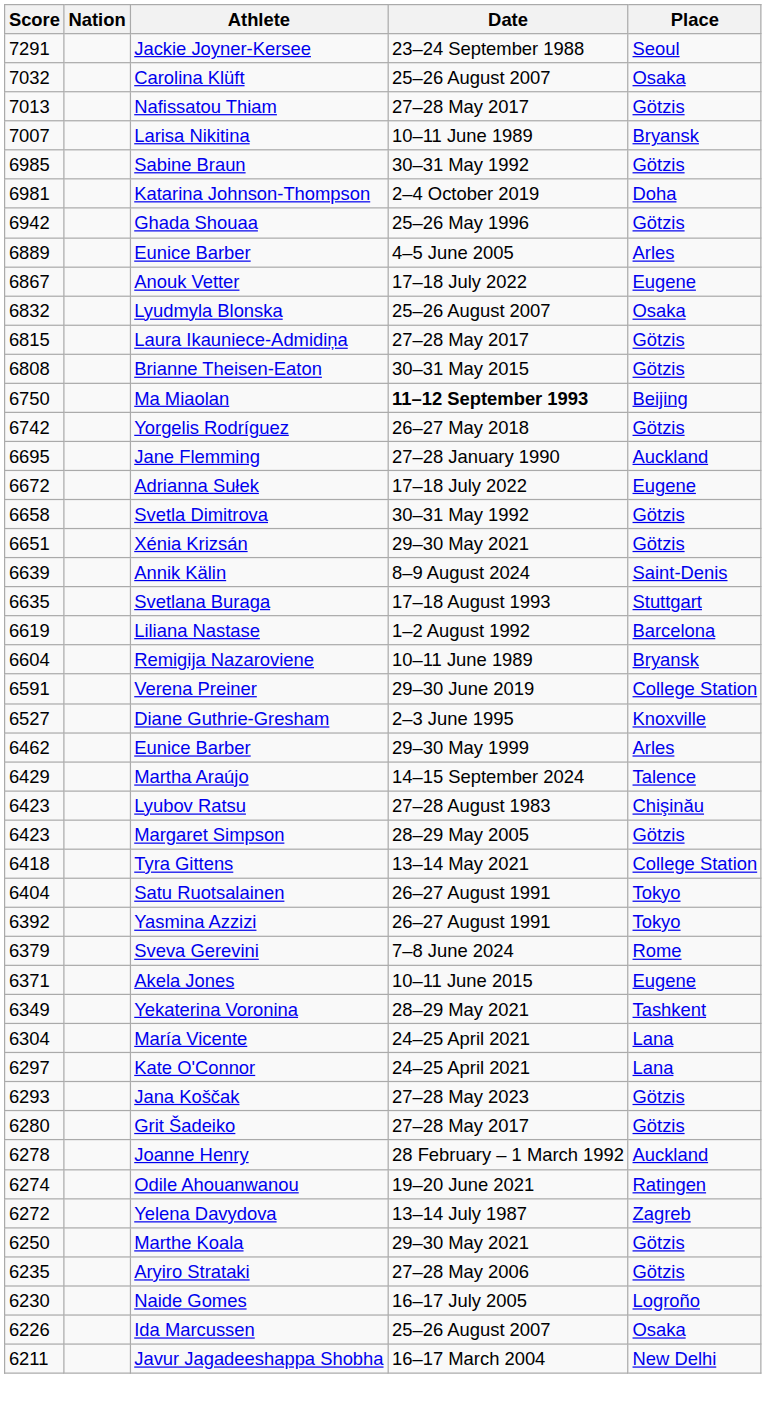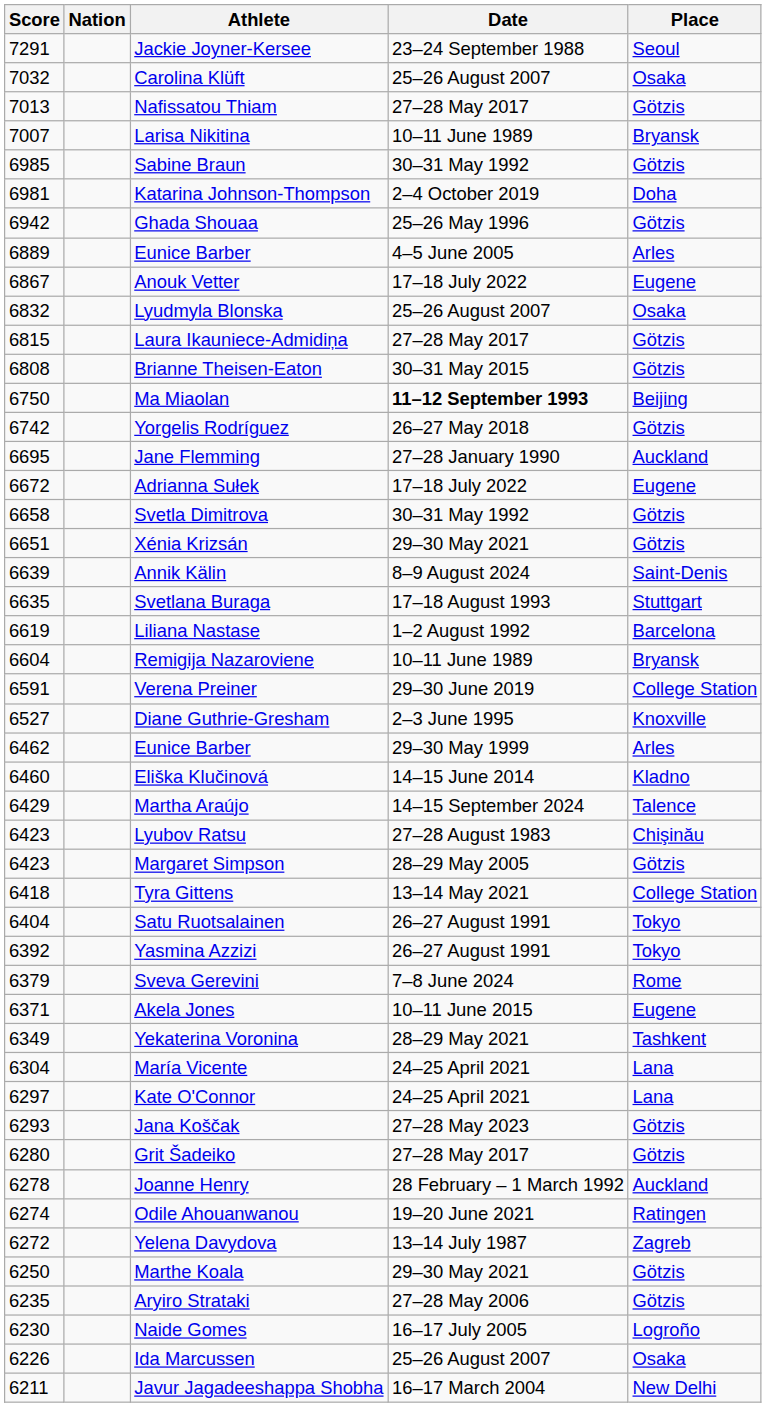+ row: (29, 776)
